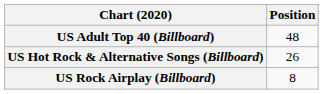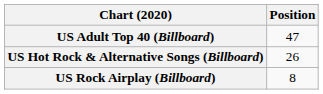(292, 36) 48 -> (292, 36) 47
